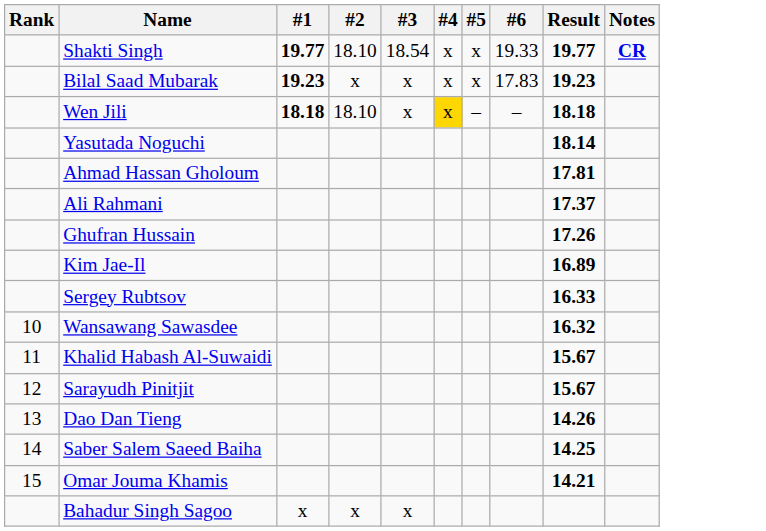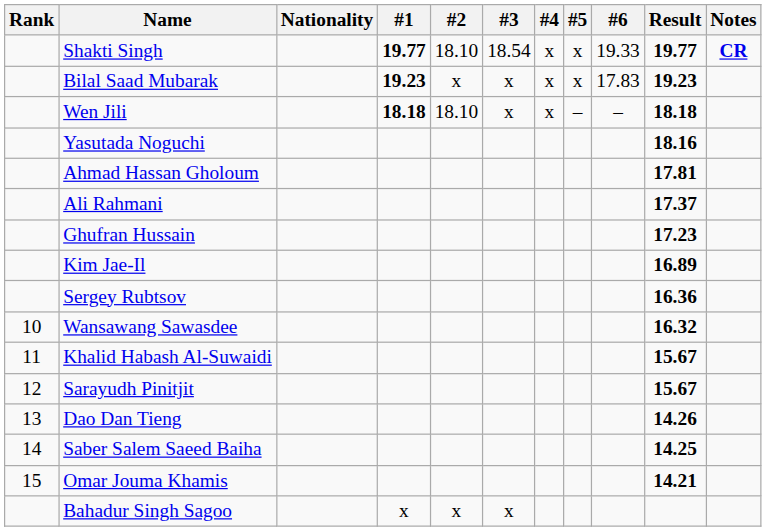+ column: (327, 19)
(448, 111) gold background -> (549, 111) no background
(574, 142) 18.14 -> (675, 142) 18.16
(574, 234) 17.26 -> (675, 234) 17.23
(574, 296) 16.33 -> (675, 296) 16.36
